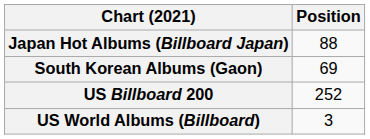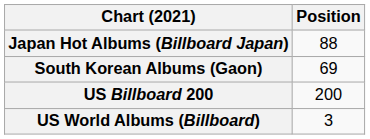(328, 95) 252 -> (328, 95) 200
